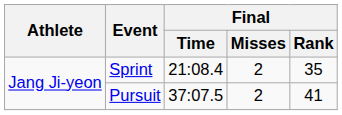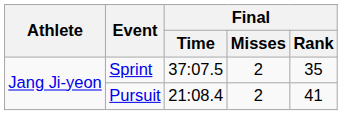(196, 69) 21:08.4 -> (196, 69) 37:07.5
(196, 95) 37:07.5 -> (196, 95) 21:08.4
